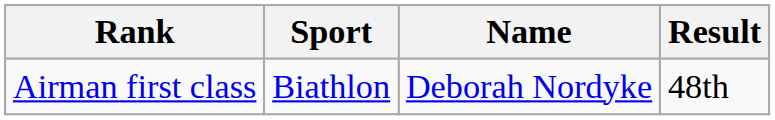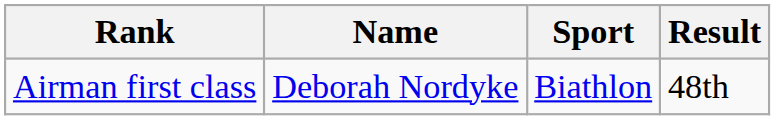columns swapped: (529, 31) <-> (331, 31)
